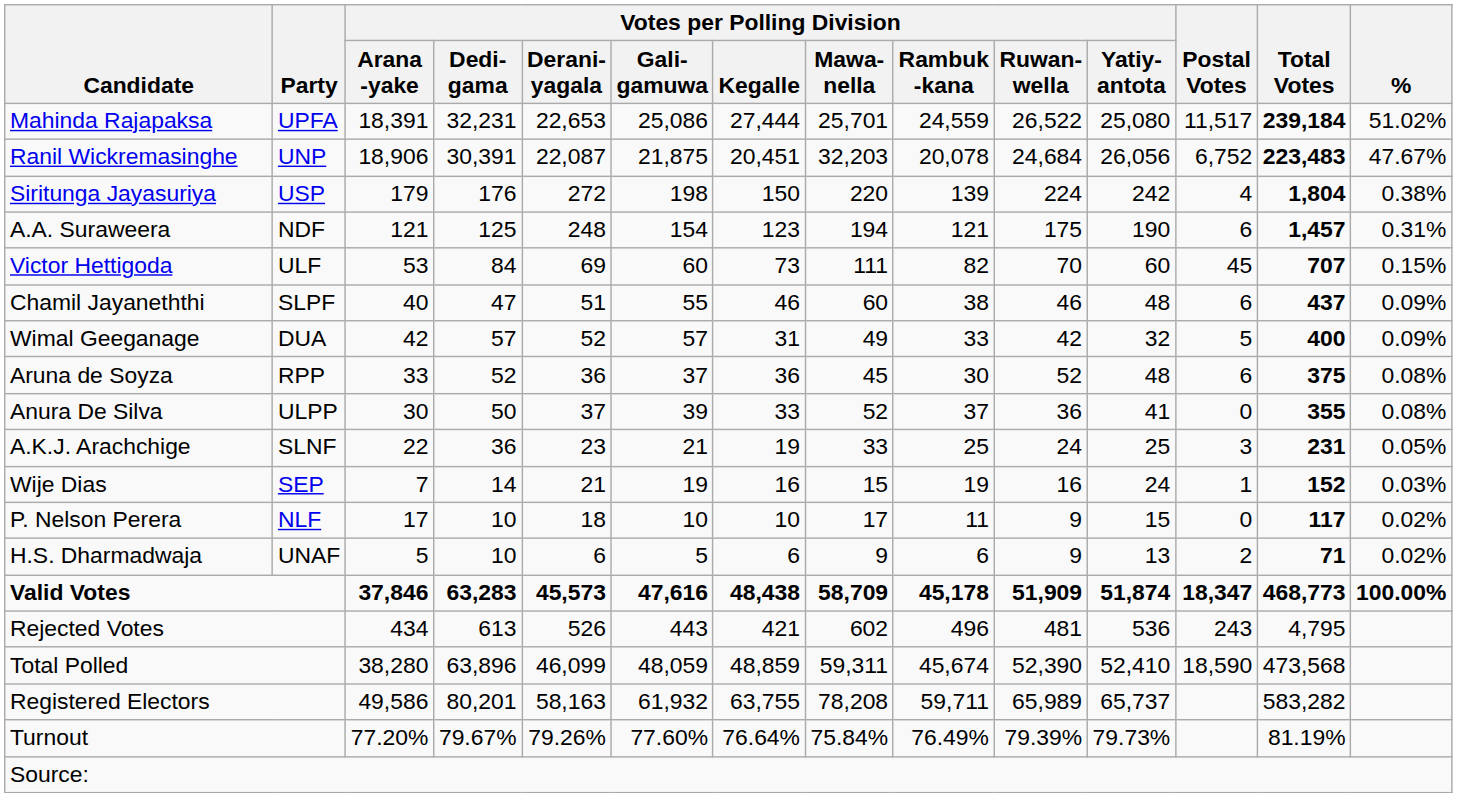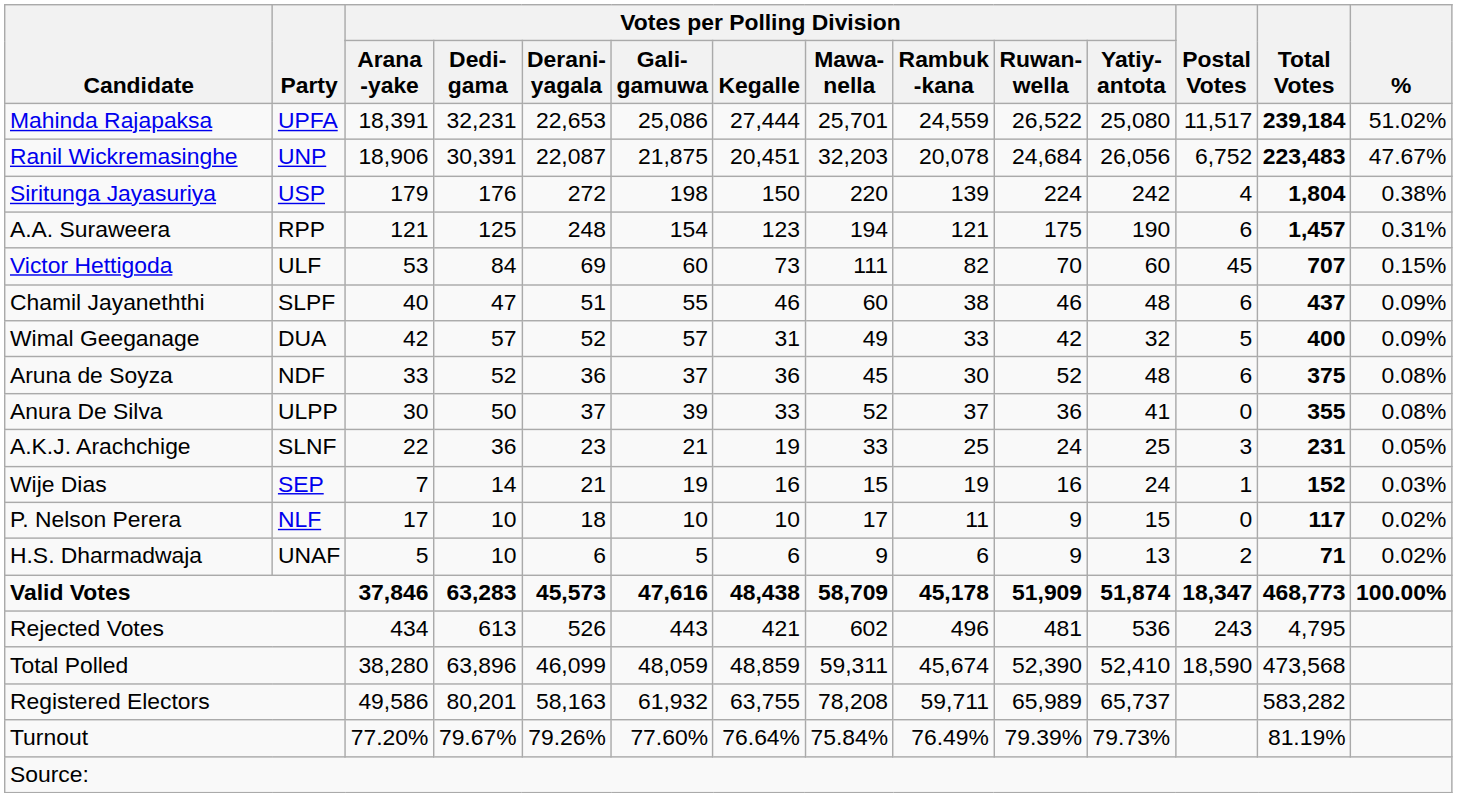(301, 229) NDF -> (301, 229) RPP
(301, 374) RPP -> (301, 374) NDF
